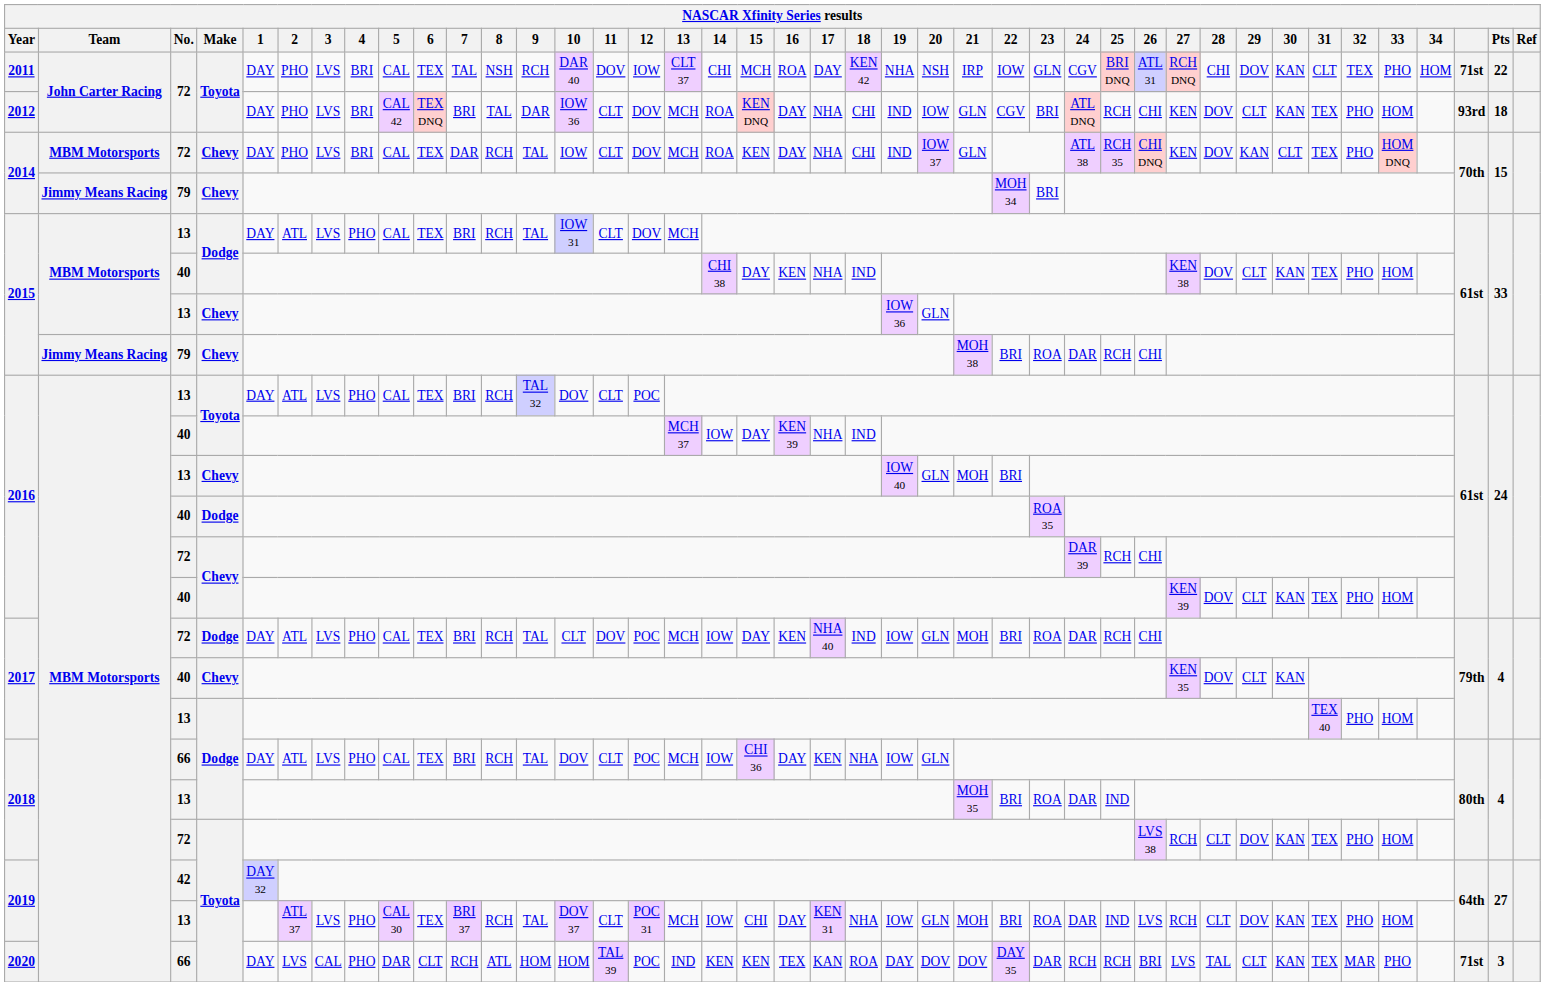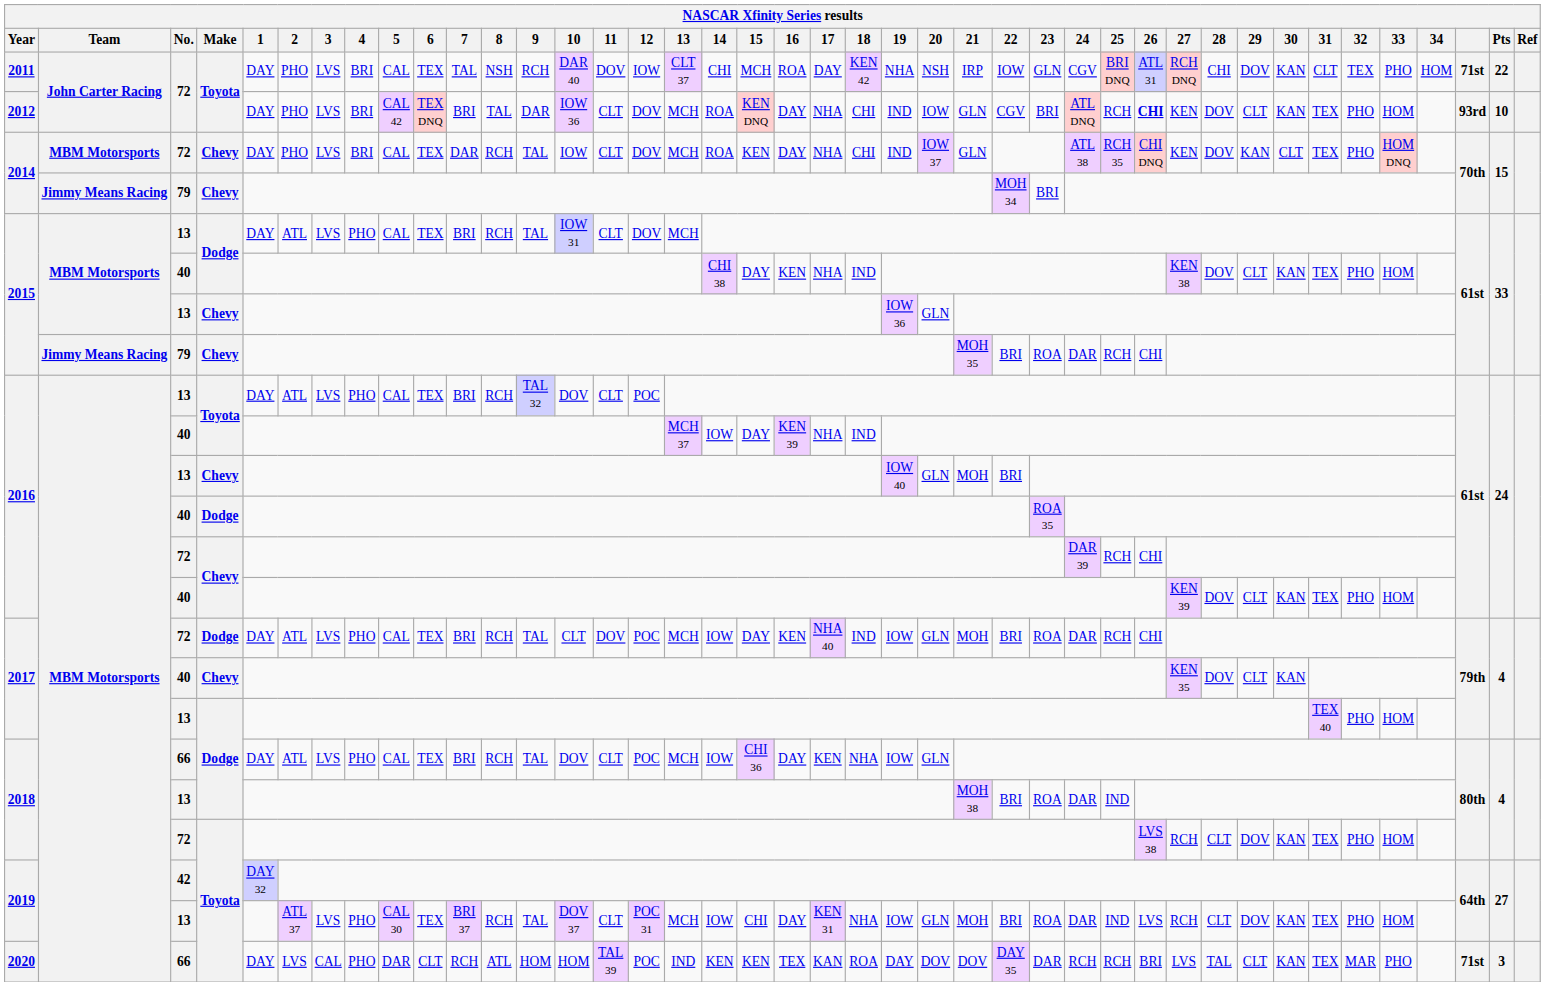(1150, 112) normal -> (1151, 112) bold
(1501, 112) 18 -> (1502, 112) 10
(973, 354) MOH 38 -> (973, 354) MOH 35
(973, 798) MOH 35 -> (973, 798) MOH 38
